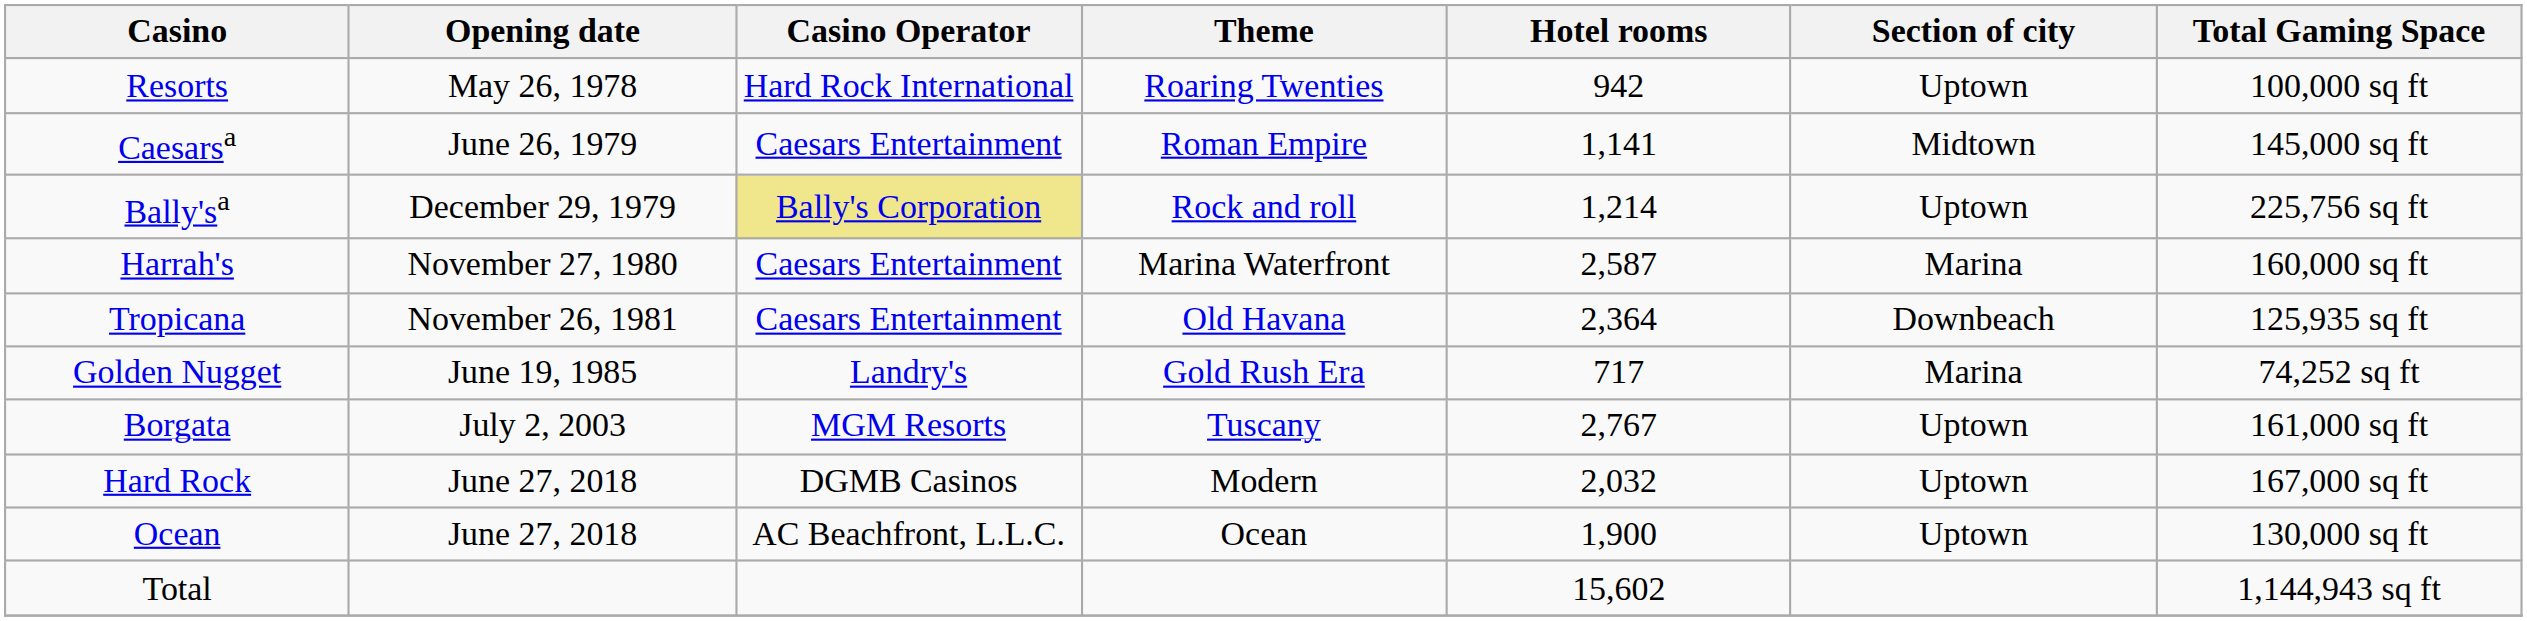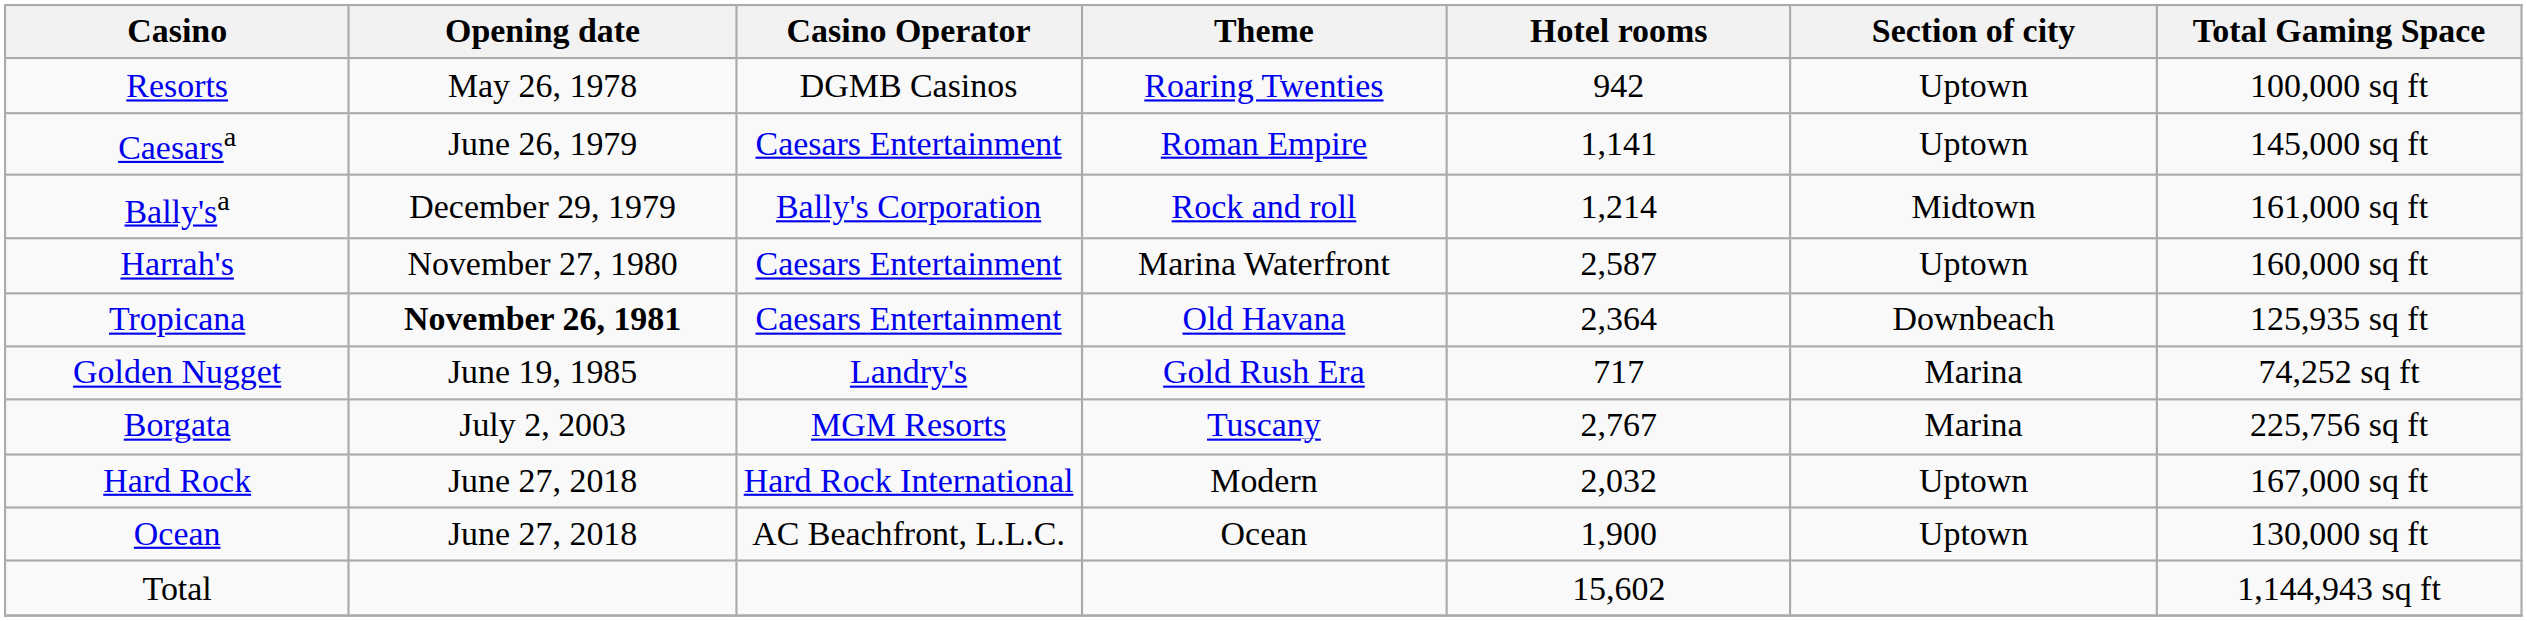(909, 85) Hard Rock International -> (909, 85) DGMB Casinos
(1974, 143) Midtown -> (1974, 143) Uptown
(909, 206) khaki background -> (909, 206) no background
(1974, 206) Uptown -> (1974, 206) Midtown
(2339, 206) 225,756 sq ft -> (2339, 206) 161,000 sq ft
(1974, 264) Marina -> (1974, 264) Uptown
(543, 318) normal -> (543, 318) bold
(1974, 426) Uptown -> (1974, 426) Marina
(2339, 426) 161,000 sq ft -> (2339, 426) 225,756 sq ft
(909, 480) DGMB Casinos -> (909, 480) Hard Rock International
